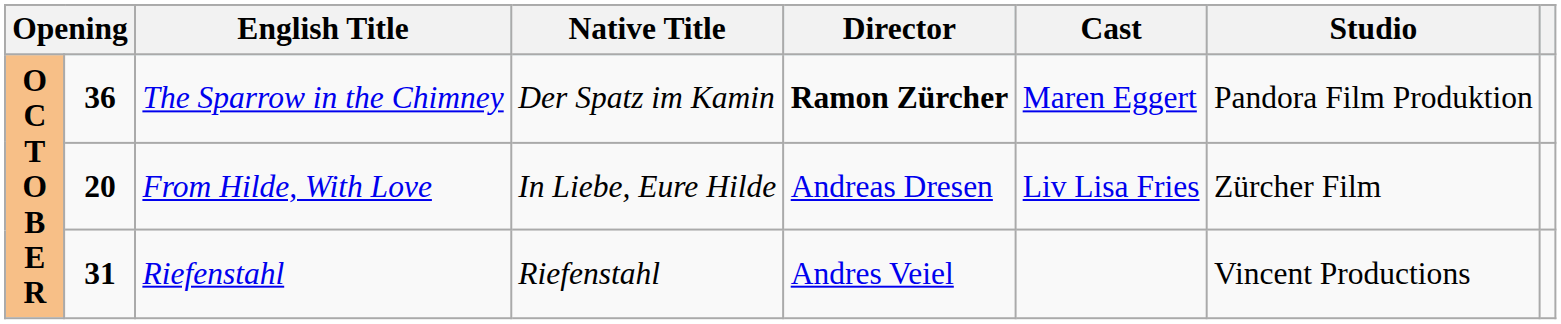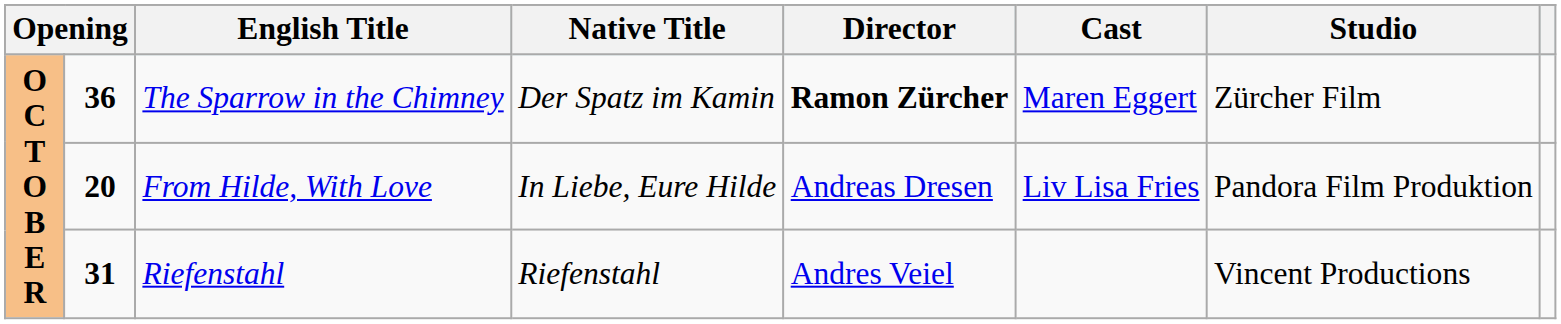(1373, 98) Pandora Film Produktion -> (1298, 98) Zürcher Film
(1298, 185) Zürcher Film -> (1373, 185) Pandora Film Produktion
